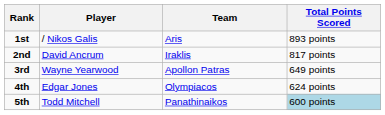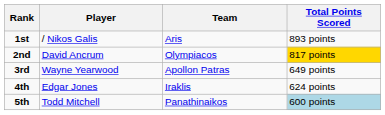(178, 54) Iraklis -> (191, 54) Olympiacos
(312, 54) no background -> (312, 54) gold background
(191, 86) Olympiacos -> (178, 86) Iraklis
